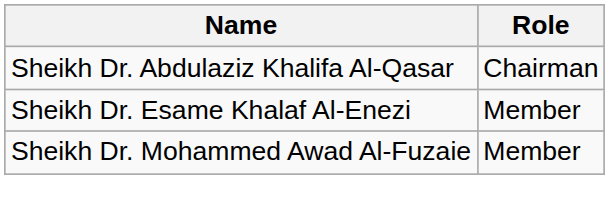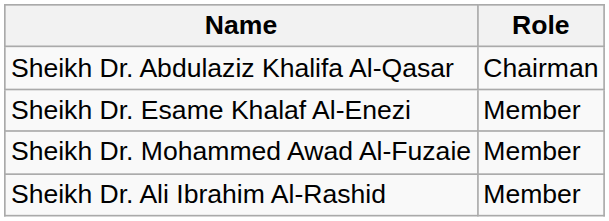+ row: (198, 194)
